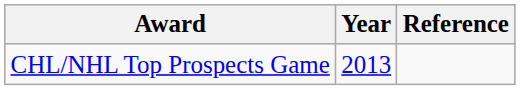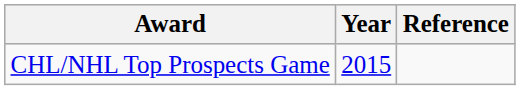(366, 63) 2013 -> (366, 63) 2015
